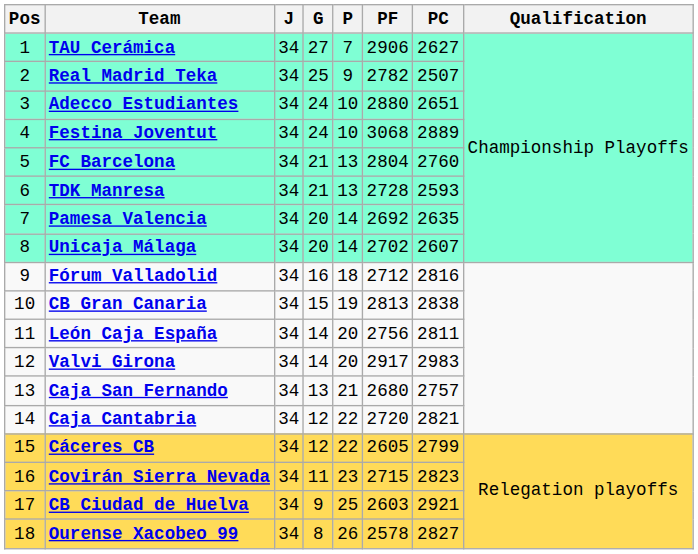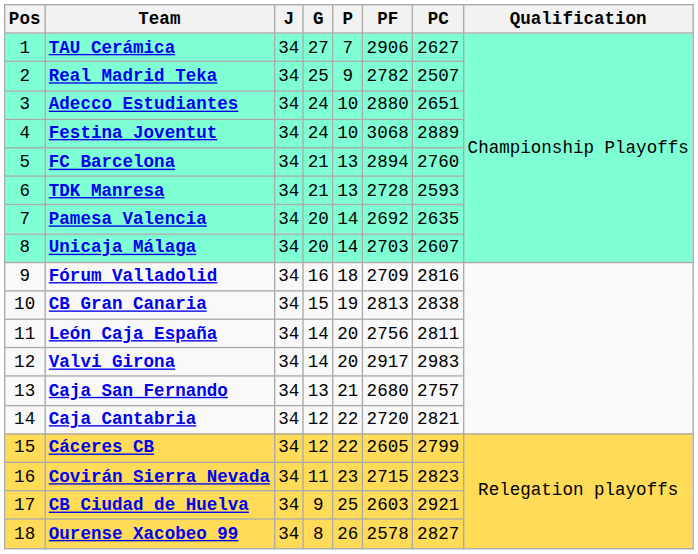(388, 162) 2804 -> (388, 162) 2894
(388, 248) 2702 -> (388, 248) 2703
(388, 276) 2712 -> (388, 276) 2709
